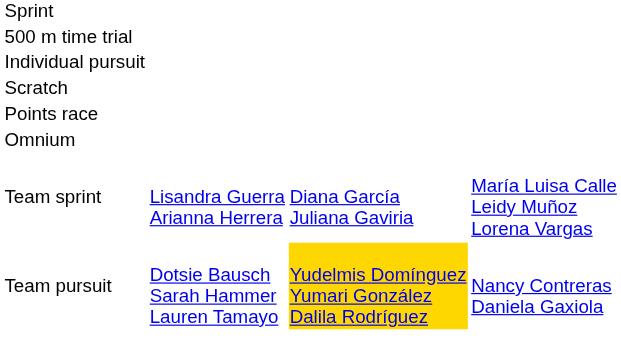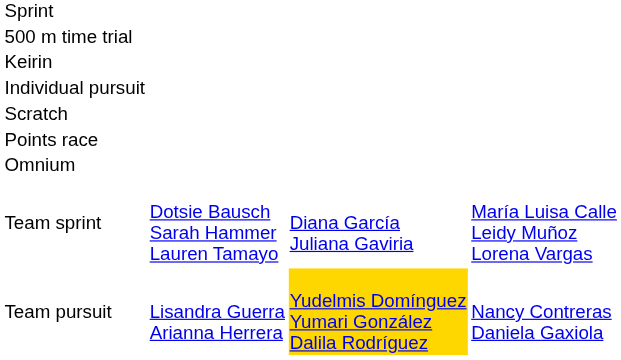+ row: (28, 62)
(217, 207) Lisandra Guerra Arianna Herrera -> (214, 233) Dotsie Bausch Sarah Hammer Lauren Tamayo
(214, 296) Dotsie Bausch Sarah Hammer Lauren Tamayo -> (217, 322) Lisandra Guerra Arianna Herrera
